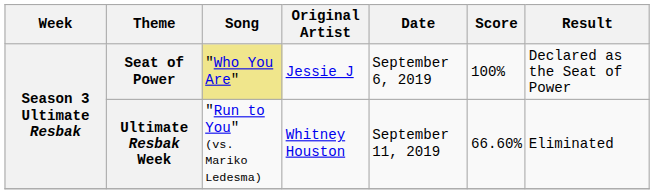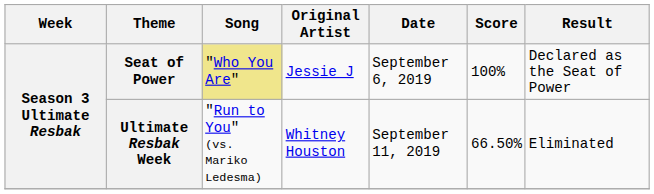(496, 144) 66.60% -> (496, 144) 66.50%
